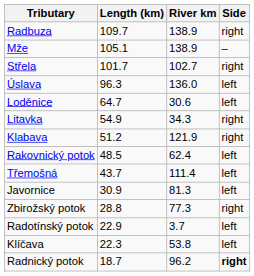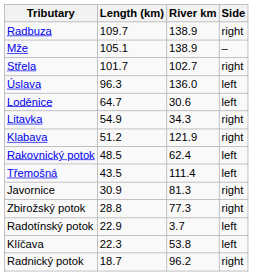(111, 173) 43.7 -> (111, 173) 43.5
(229, 191) left -> (232, 191) right
(234, 262) bold -> (232, 262) normal
